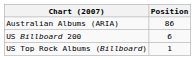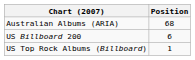(170, 23) 86 -> (170, 23) 68
